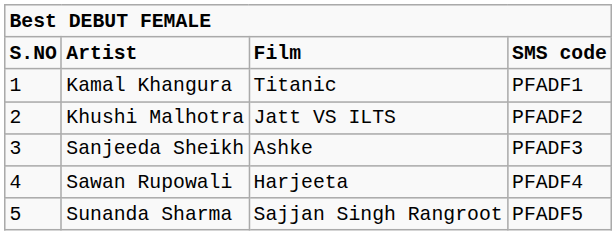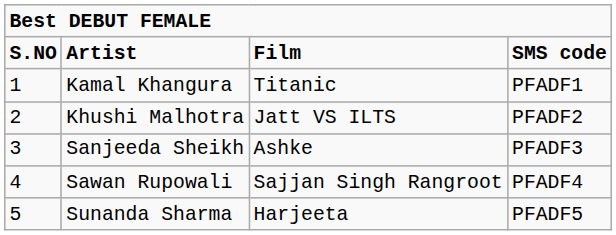(301, 182) Harjeeta -> (378, 182) Sajjan Singh Rangroot
(378, 214) Sajjan Singh Rangroot -> (301, 214) Harjeeta
